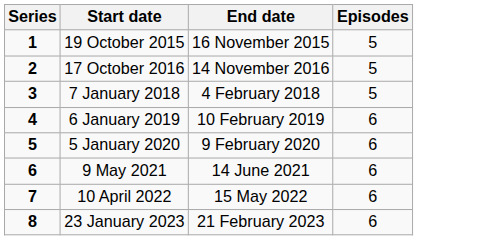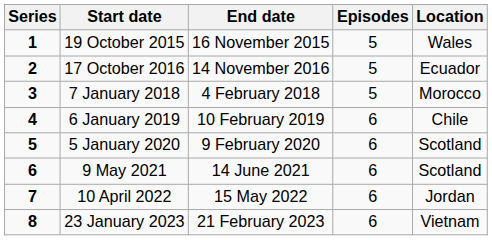+ column: (450, 17)
